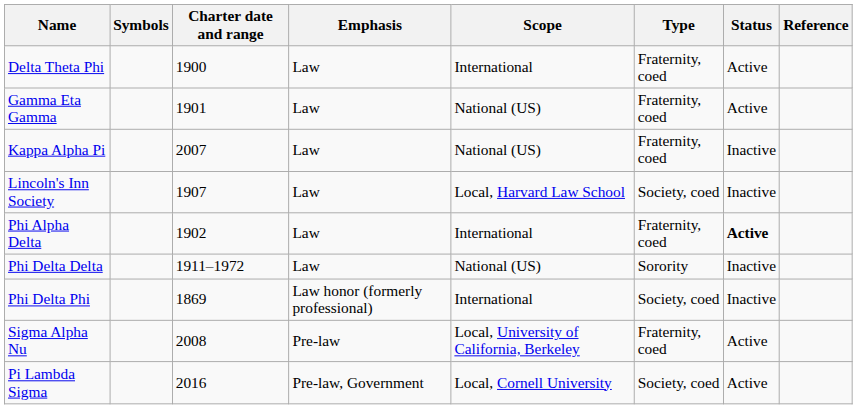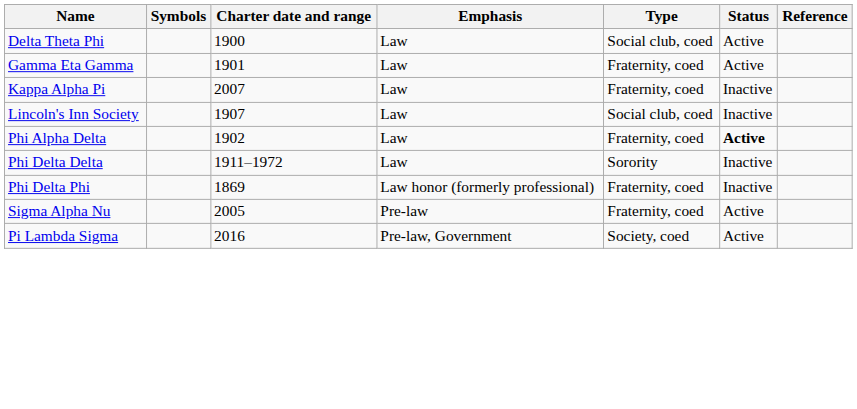- column: (543, 25)
(669, 66) Fraternity, coed -> (660, 41) Social club, coed
(679, 191) Society, coed -> (660, 114) Social club, coed
(679, 299) Society, coed -> (655, 187) Fraternity, coed
(191, 341) 2008 -> (229, 211) 2005
